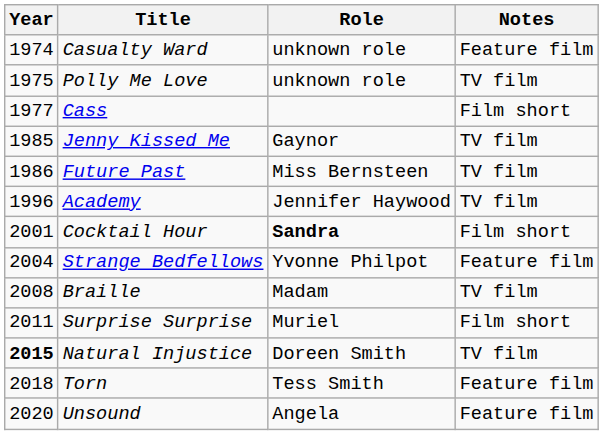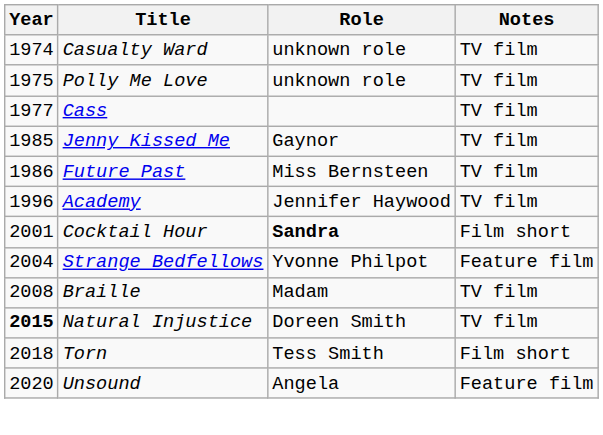(527, 50) Feature film -> (499, 50) TV film
(515, 111) Film short -> (499, 111) TV film
- row: (157, 323)
(527, 383) Feature film -> (515, 353) Film short
